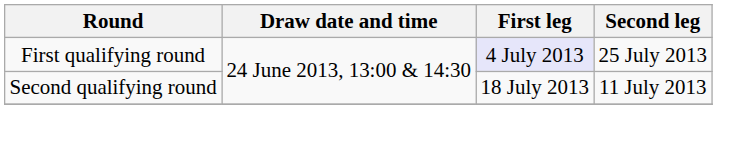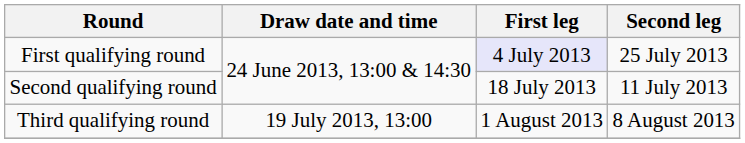+ row: (113, 120)
